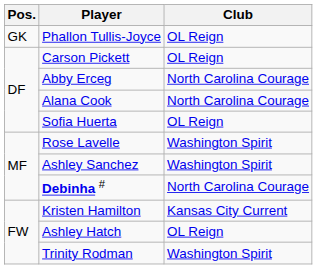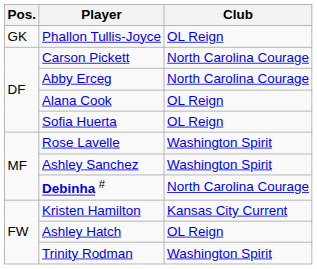(195, 57) OL Reign -> (238, 57) North Carolina Courage
(238, 100) North Carolina Courage -> (195, 100) OL Reign
